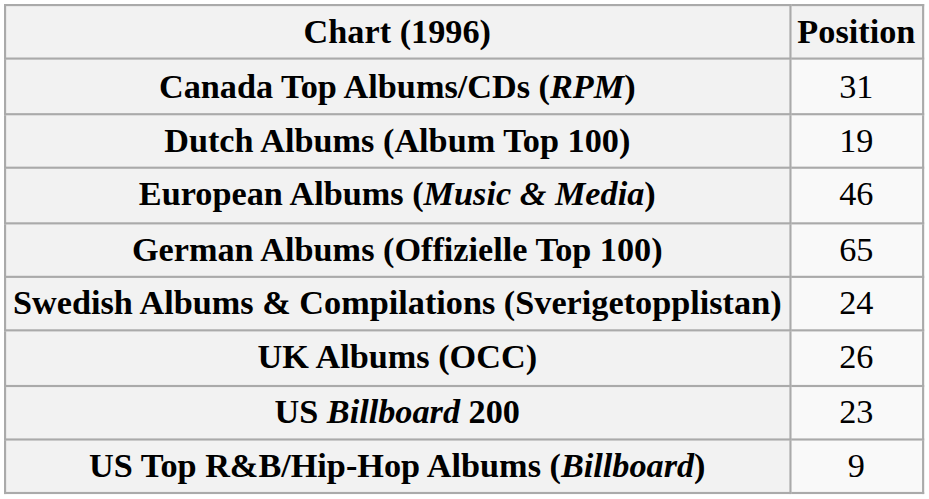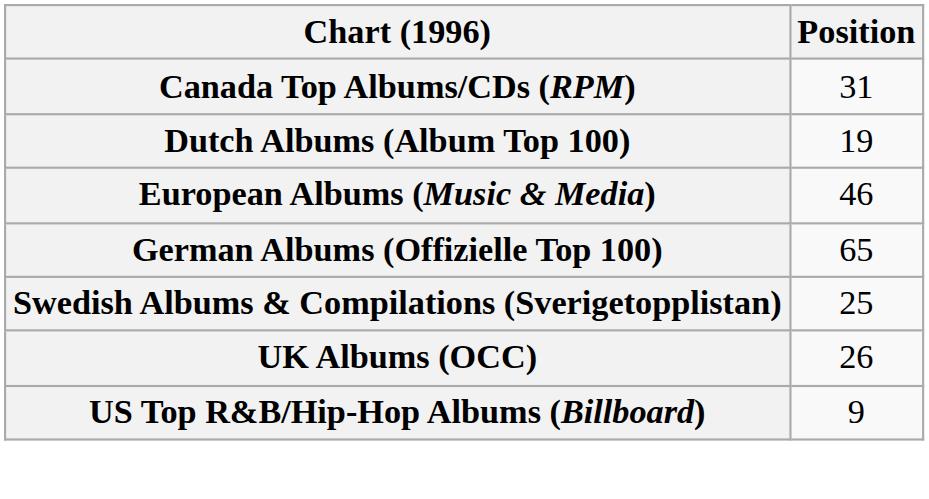(856, 303) 24 -> (856, 303) 25
- row: (397, 411)
